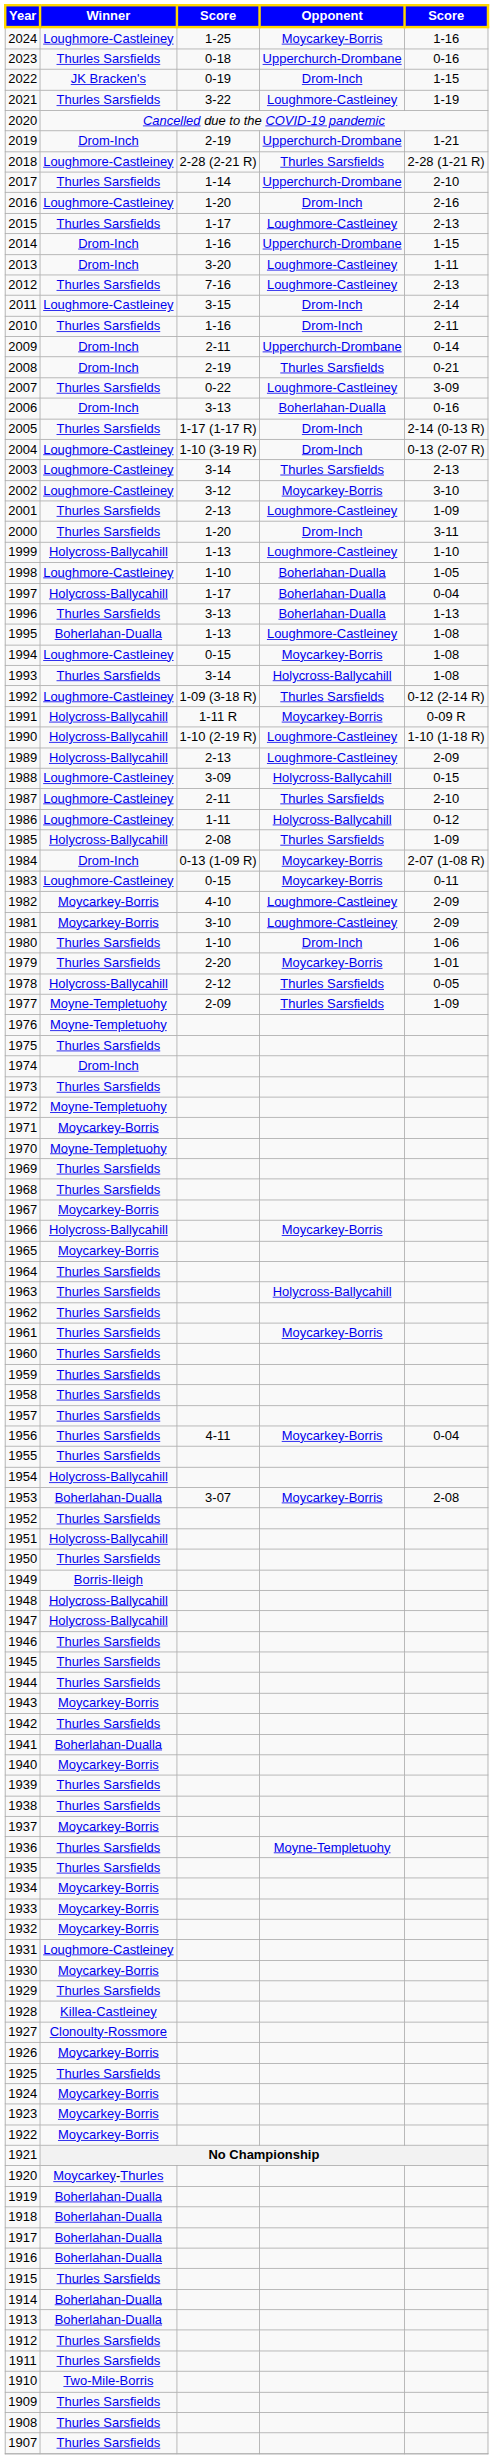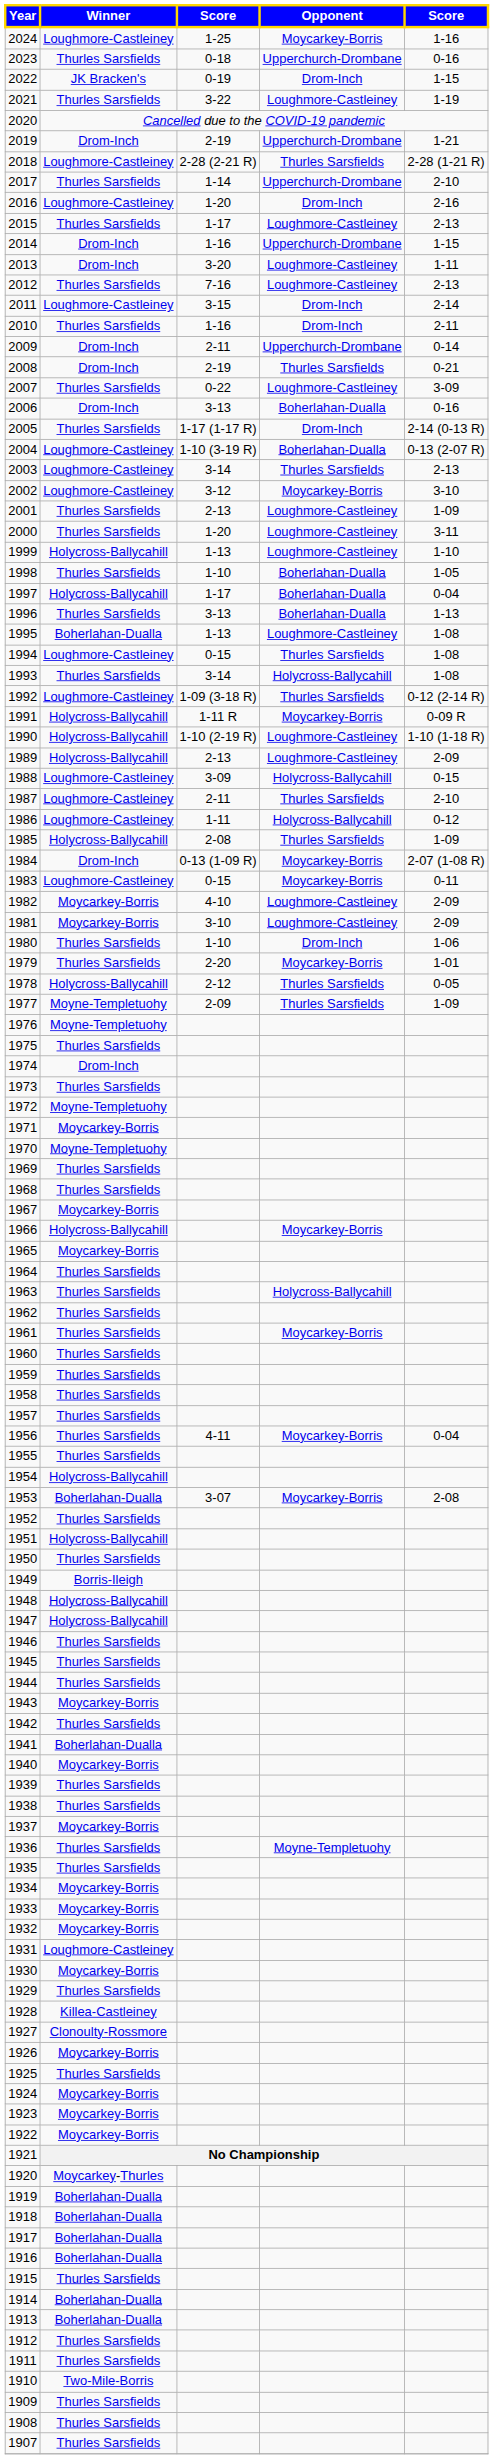(332, 449) Drom-Inch -> (332, 449) Boherlahan-Dualla
(332, 531) Drom-Inch -> (332, 531) Loughmore-Castleiney
(108, 572) Loughmore-Castleiney -> (108, 572) Thurles Sarsfields
(332, 655) Moycarkey-Borris -> (332, 655) Thurles Sarsfields
